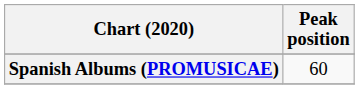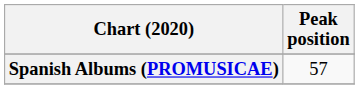(318, 68) 60 -> (318, 68) 57
